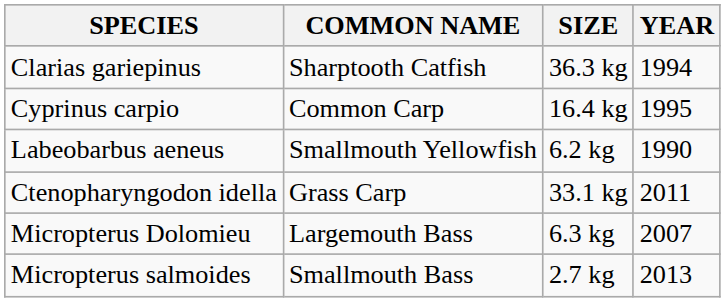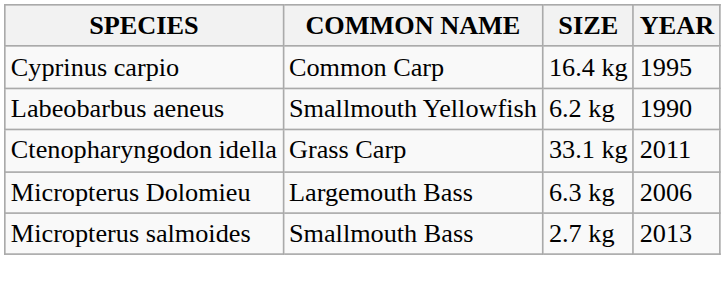- row: (106, 66)
(666, 233) 2007 -> (666, 191) 2006
